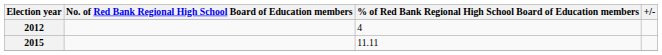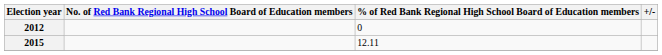(360, 27) 4 -> (360, 27) 0
(368, 43) 11.11 -> (368, 43) 12.11
